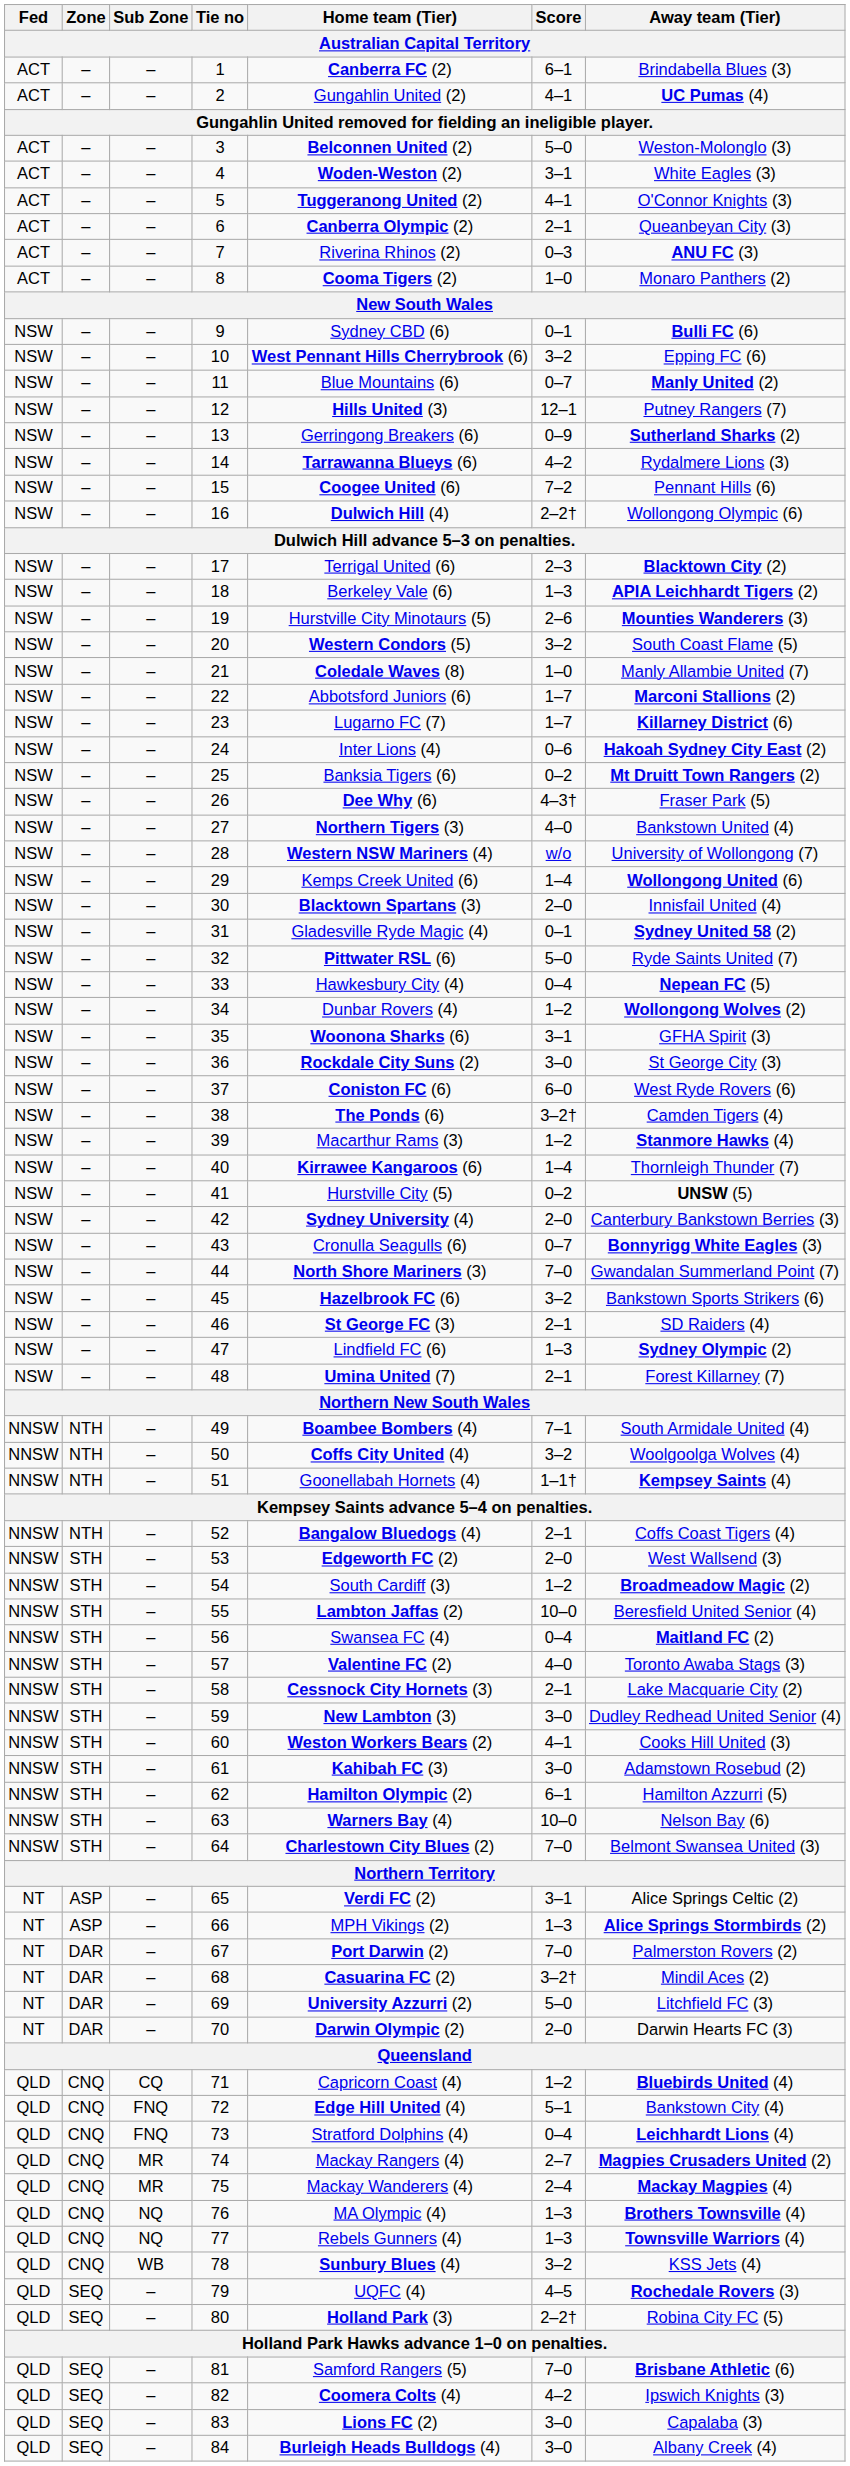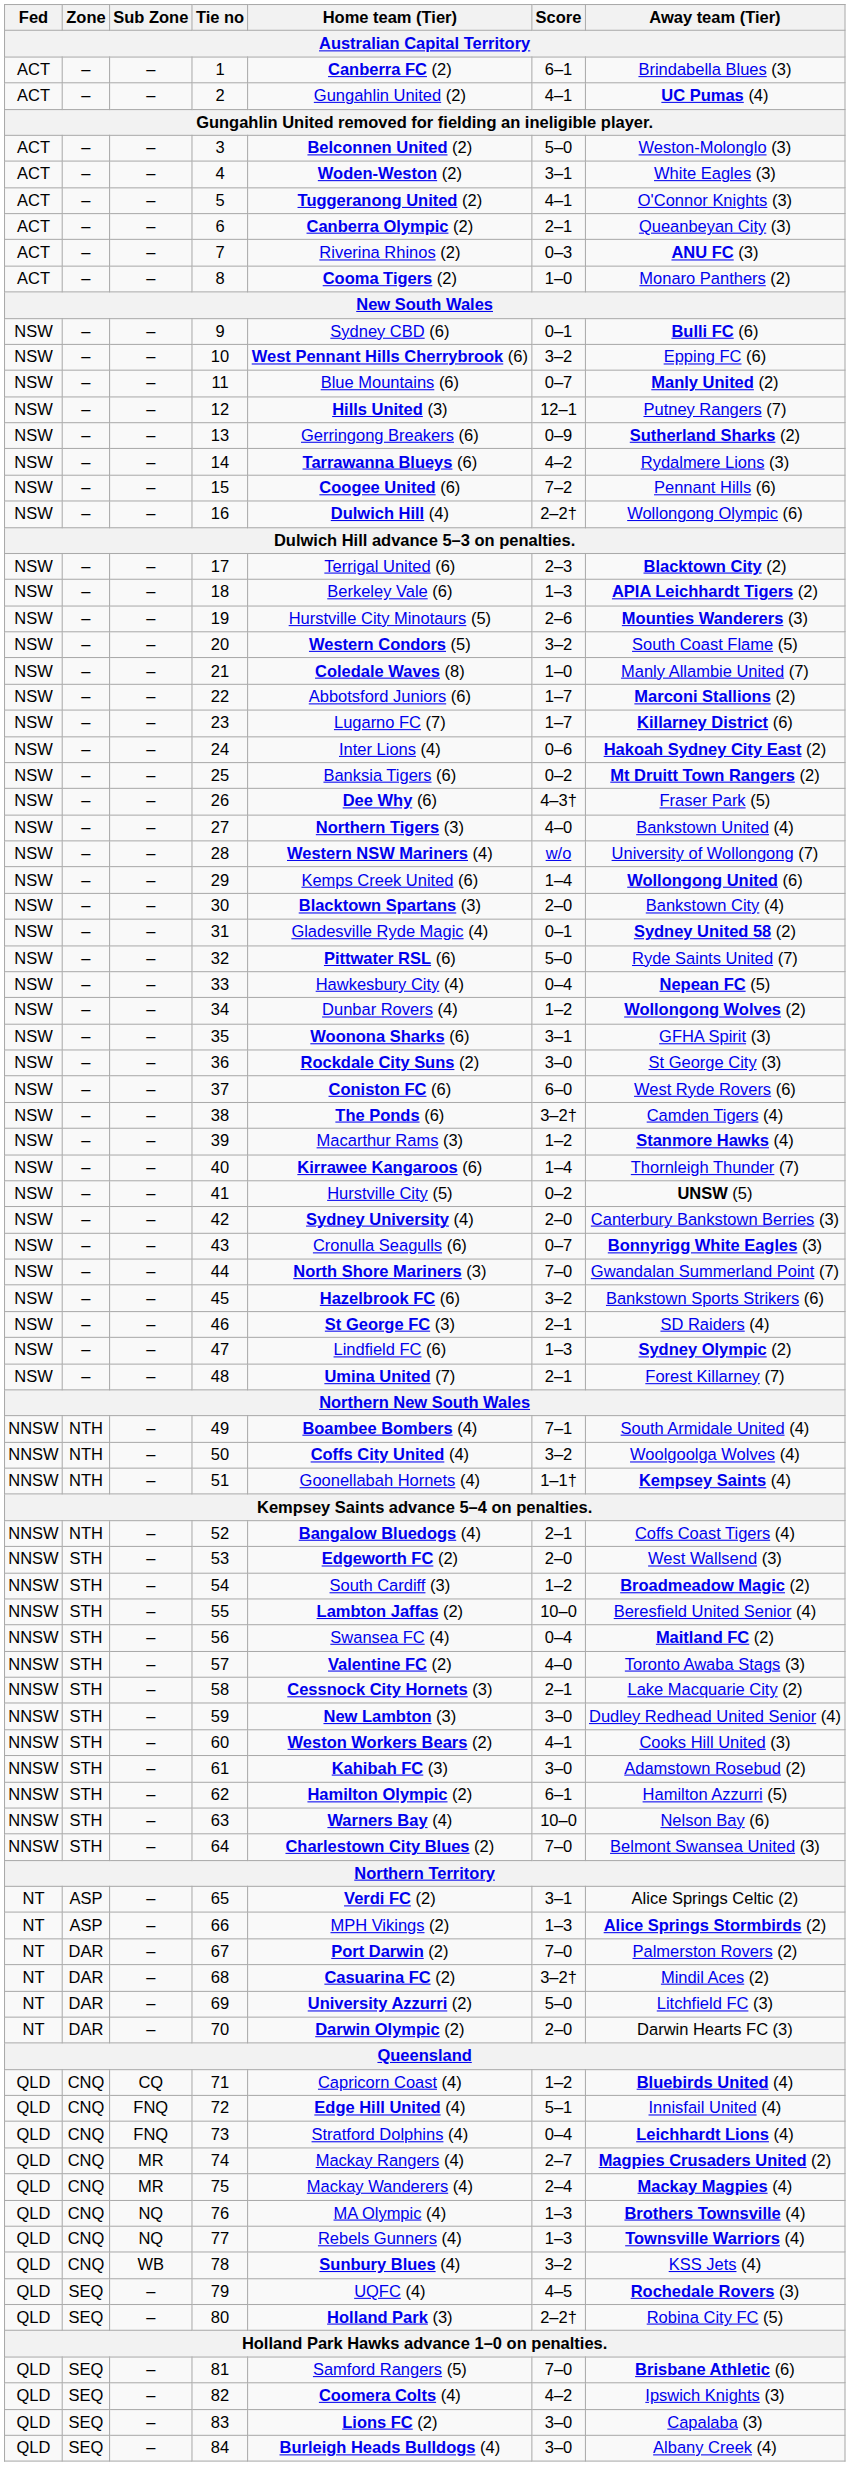(715, 906) Innisfail United (4) -> (715, 906) Bankstown City (4)
(715, 2108) Bankstown City (4) -> (715, 2108) Innisfail United (4)
